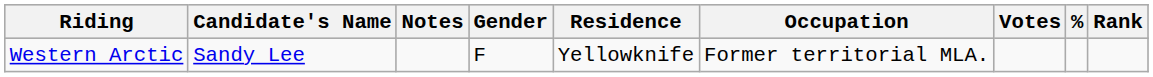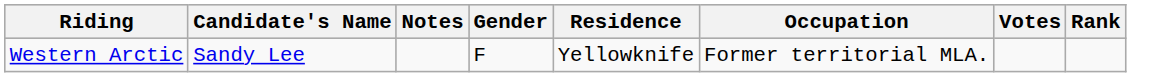- column: (1077, 22)
